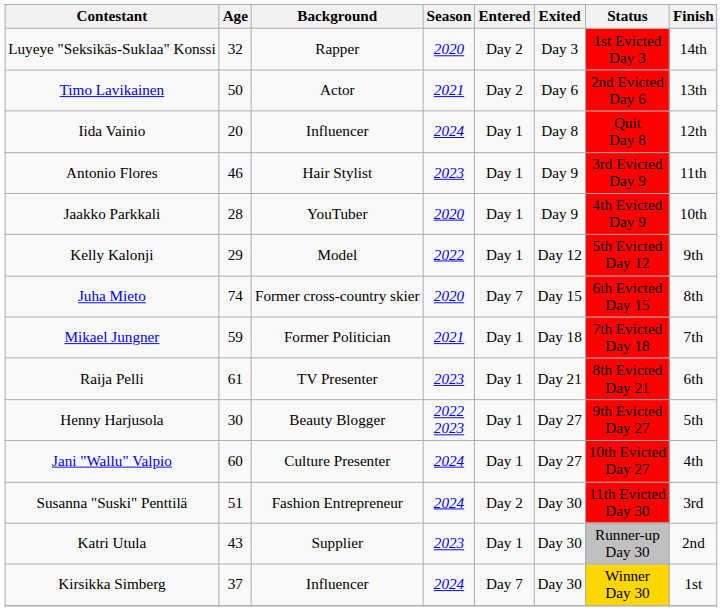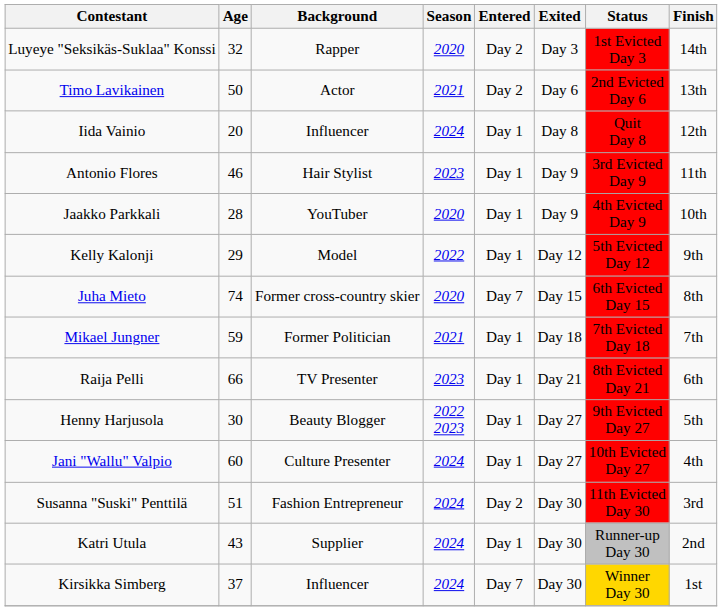(235, 378) 61 -> (235, 378) 66
(449, 543) 2023 -> (449, 543) 2024
